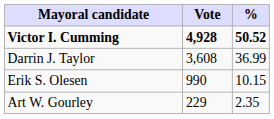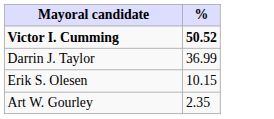- column: (207, 15)
